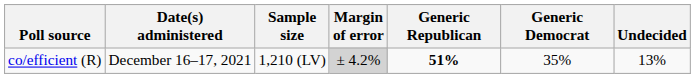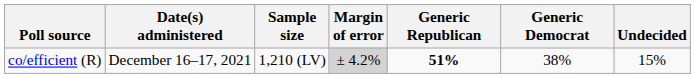(557, 60) 35% -> (557, 60) 38%
(652, 60) 13% -> (652, 60) 15%
